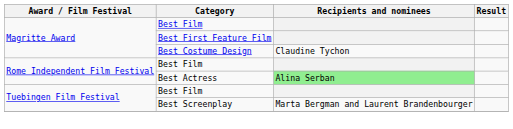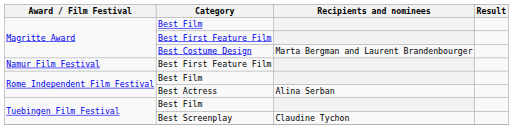(312, 51) Claudine Tychon -> (374, 51) Marta Bergman and Laurent Brandenbourger
+ row: (53, 64)
(305, 78) lightgreen background -> (305, 91) no background
(374, 104) Marta Bergman and Laurent Brandenbourger -> (312, 118) Claudine Tychon
